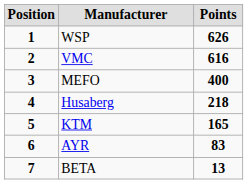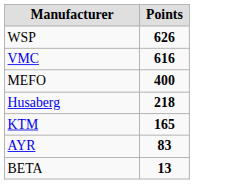- column: (31, 15)
